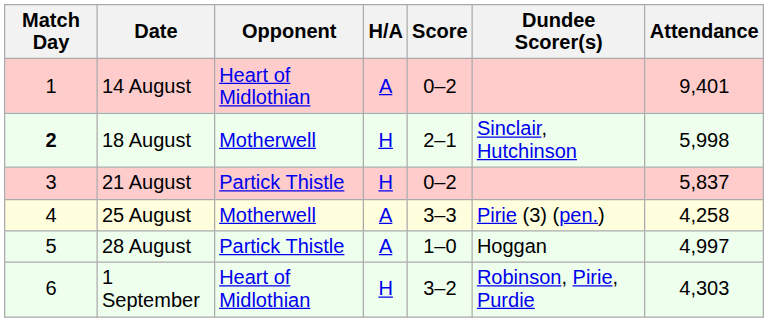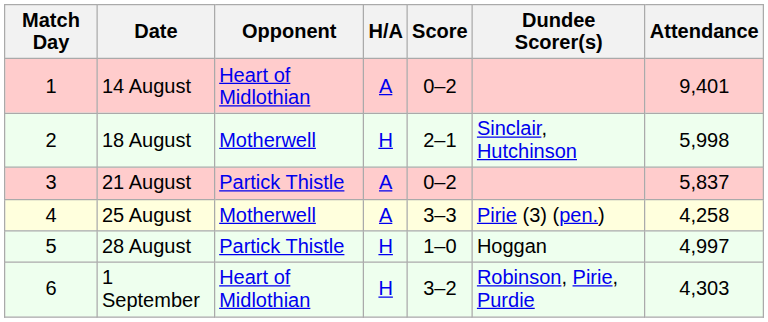(51, 140) bold -> (51, 140) normal
(386, 183) H -> (386, 183) A
(386, 246) A -> (386, 246) H
